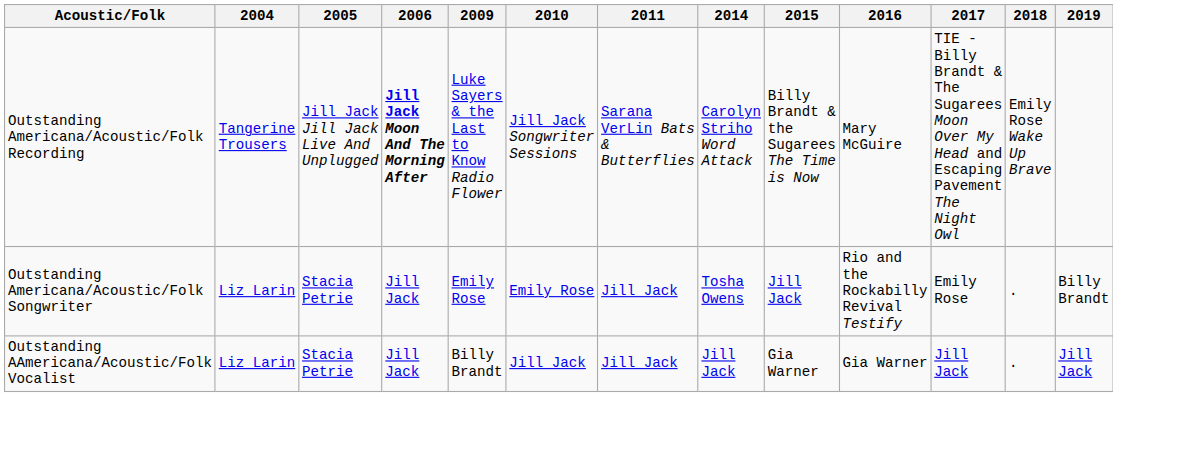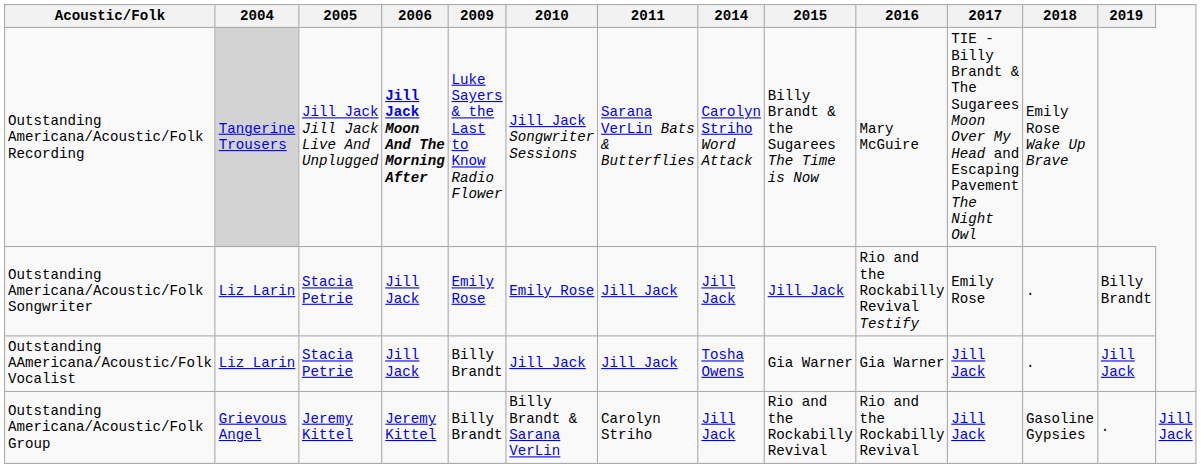(257, 137) no background -> (257, 137) lightgrey background
(723, 291) Tosha Owens -> (718, 291) Jill Jack
(718, 363) Jill Jack -> (723, 363) Tosha Owens
+ row: (106, 427)
